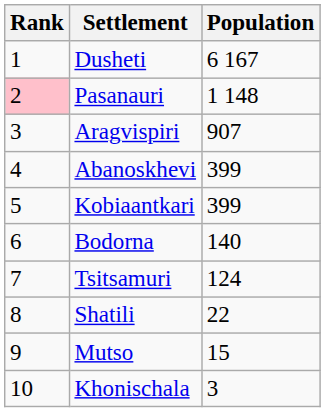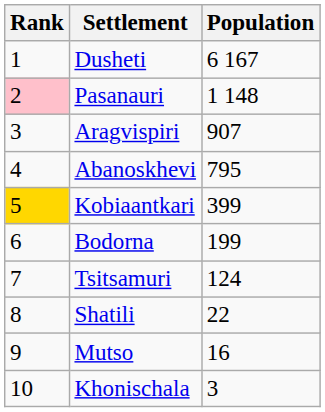(224, 168) 399 -> (224, 168) 795
(16, 205) no background -> (16, 205) gold background
(224, 242) 140 -> (224, 242) 199
(218, 351) 15 -> (218, 351) 16
